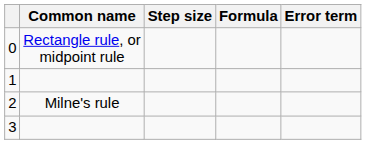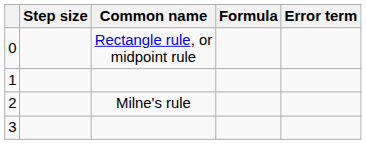columns swapped: (180, 16) <-> (82, 16)
